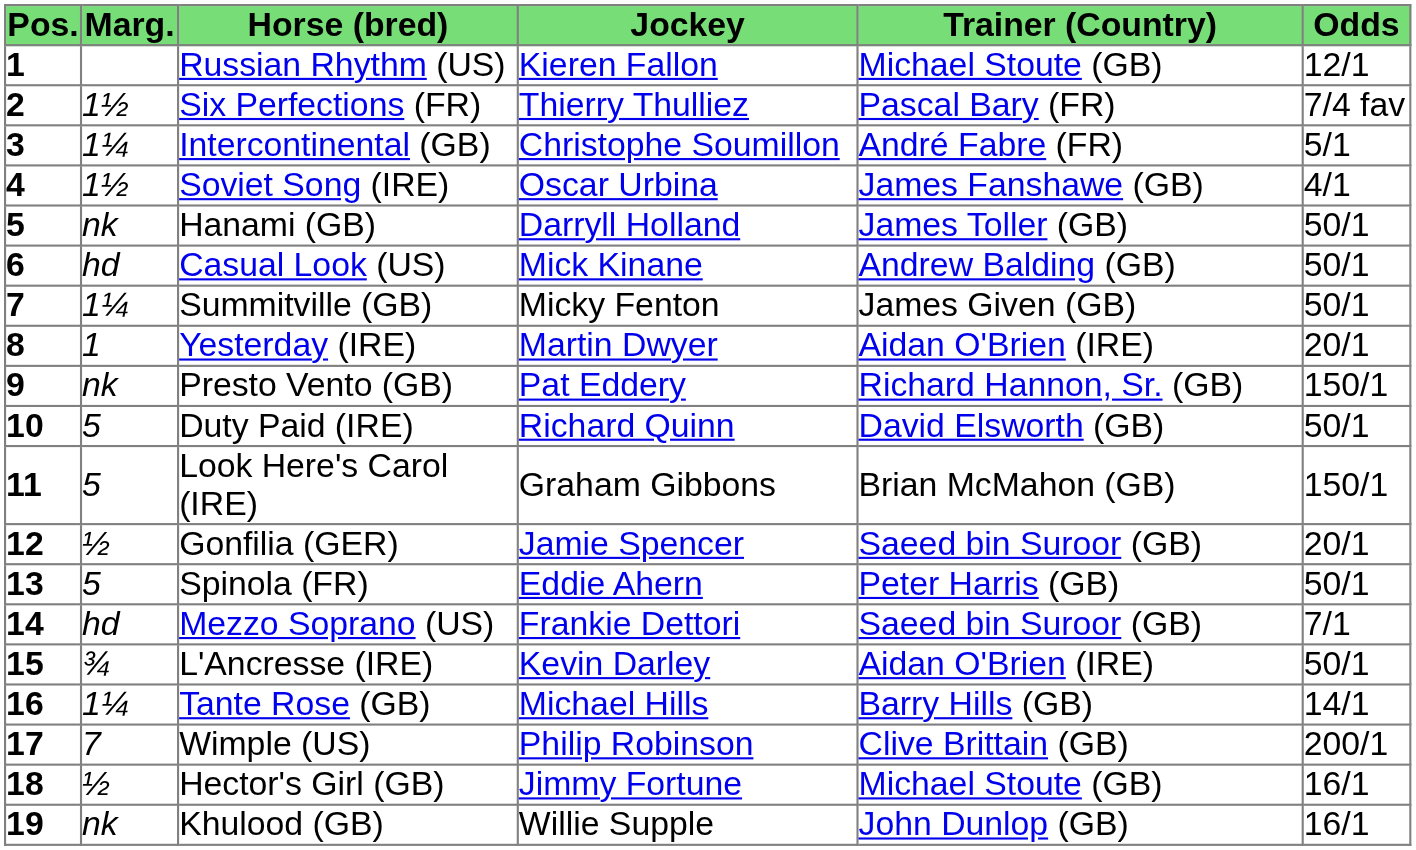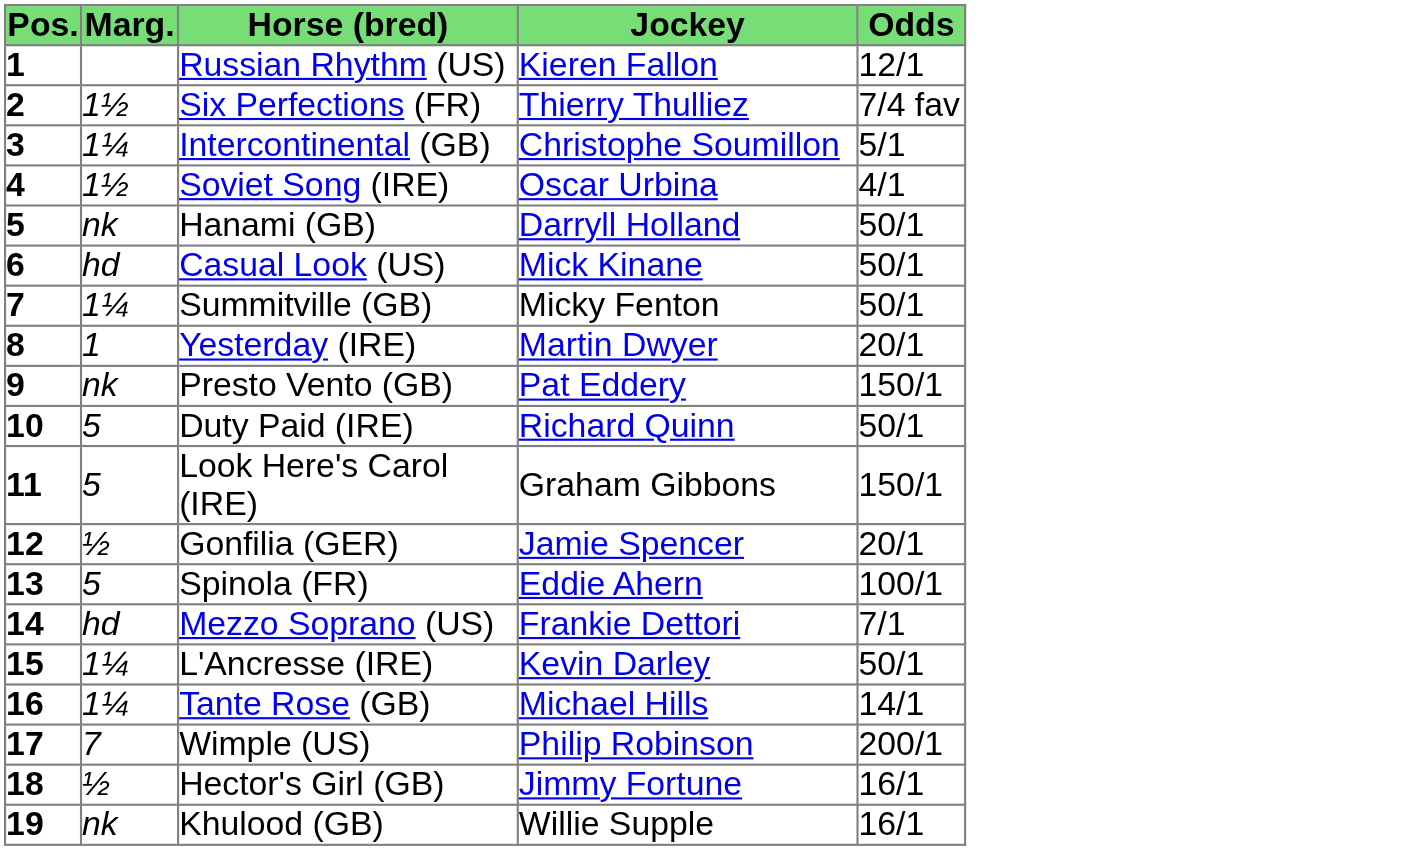- column: (1080, 24)
(1337, 583) 50/1 -> (901, 583) 100/1
(96, 663) ¾ -> (106, 663) 1¼
